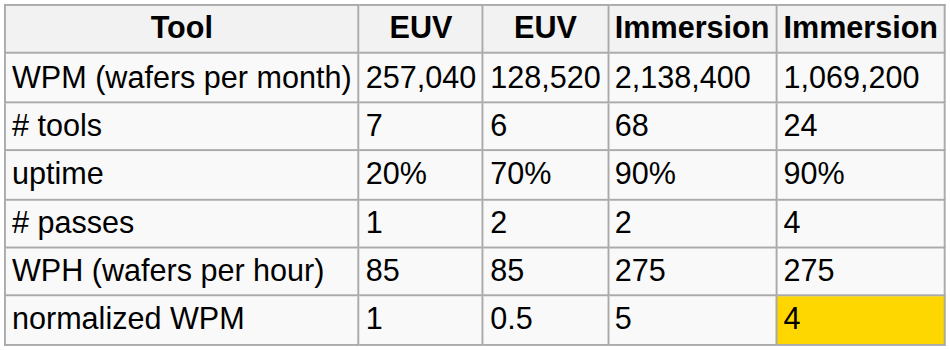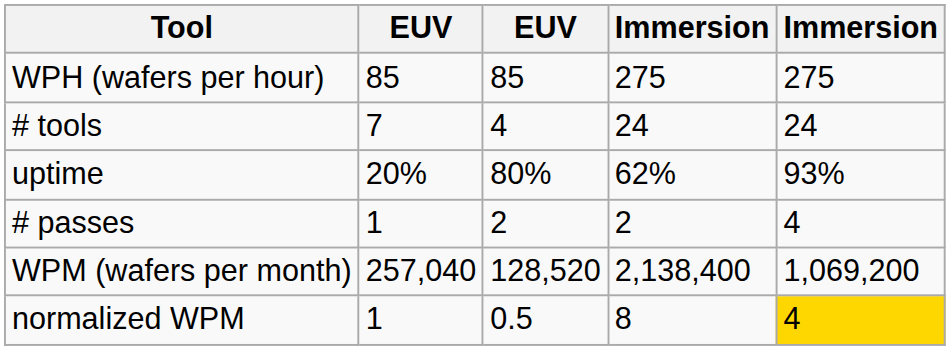rows swapped: (168, 271) <-> (182, 77)
(499, 125) 6 -> (499, 125) 4
(632, 125) 68 -> (632, 125) 24
(521, 174) 70% -> (521, 174) 80%
(645, 174) 90% -> (645, 174) 62%
(814, 174) 90% -> (814, 174) 93%
(623, 319) 5 -> (623, 319) 8
